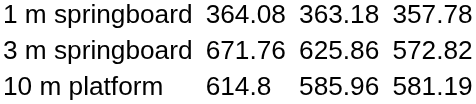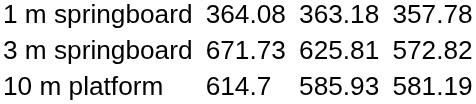(246, 50) 671.76 -> (246, 50) 671.73
(339, 50) 625.86 -> (339, 50) 625.81
(239, 86) 614.8 -> (239, 86) 614.7
(339, 86) 585.96 -> (339, 86) 585.93
